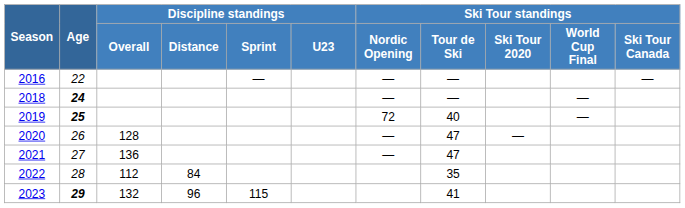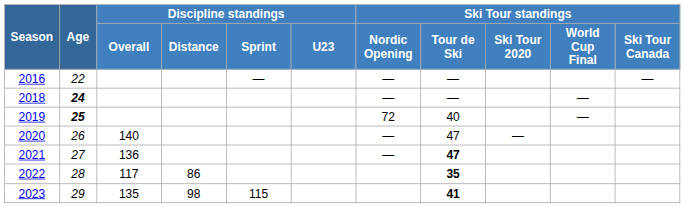(129, 136) 128 -> (129, 136) 140
(453, 155) normal -> (453, 155) bold
(129, 174) 112 -> (129, 174) 117
(194, 174) 84 -> (194, 174) 86
(453, 174) normal -> (453, 174) bold
(78, 193) bold -> (78, 193) normal
(129, 193) 132 -> (129, 193) 135
(194, 193) 96 -> (194, 193) 98
(453, 193) normal -> (453, 193) bold
